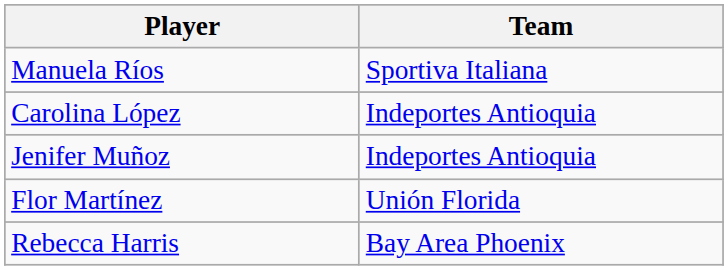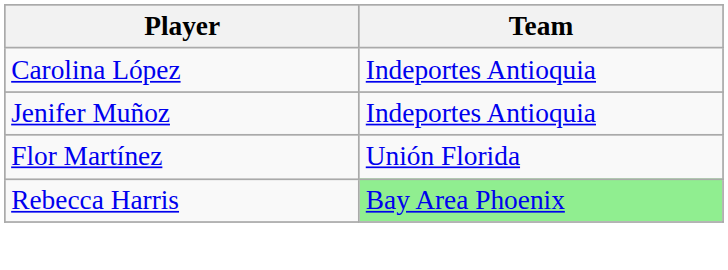- row: (88, 69)
(465, 243) no background -> (465, 199) lightgreen background
